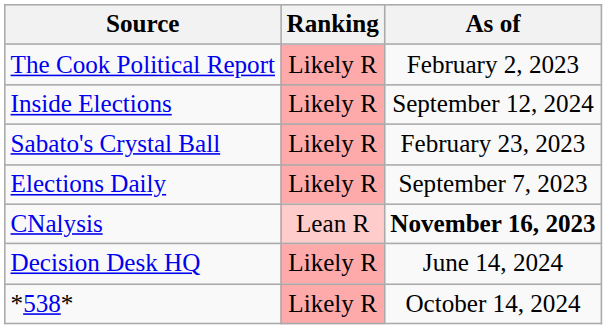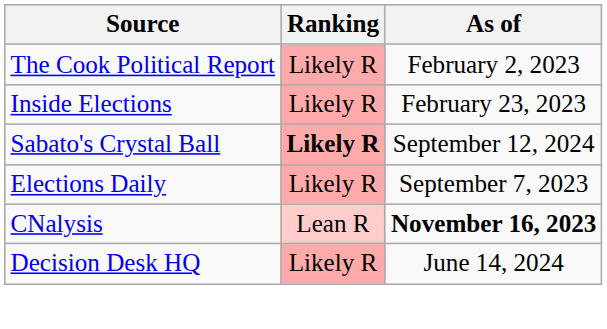(493, 104) September 12, 2024 -> (494, 104) February 23, 2023
(333, 143) normal -> (333, 143) bold
(493, 143) February 23, 2023 -> (494, 143) September 12, 2024
- row: (42, 303)
